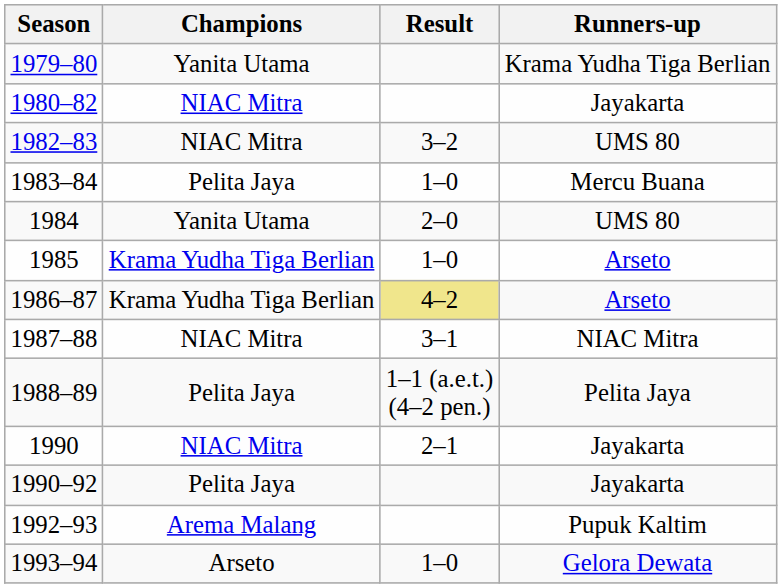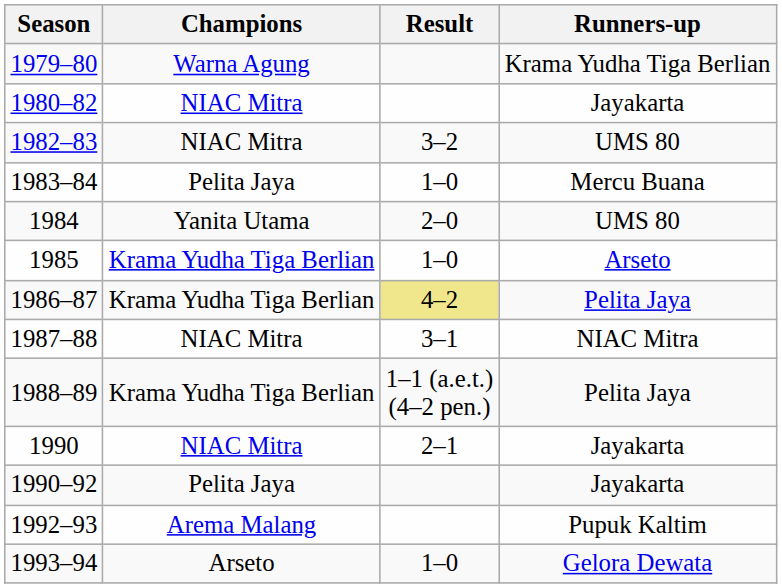(242, 63) Yanita Utama -> (242, 63) Warna Agung
(637, 299) Arseto -> (637, 299) Pelita Jaya
(242, 392) Pelita Jaya -> (242, 392) Krama Yudha Tiga Berlian
